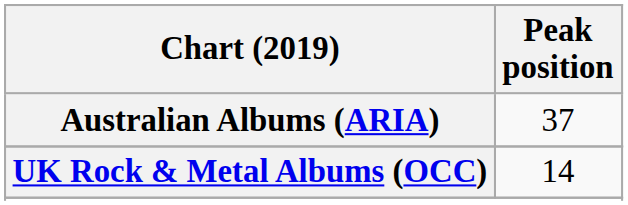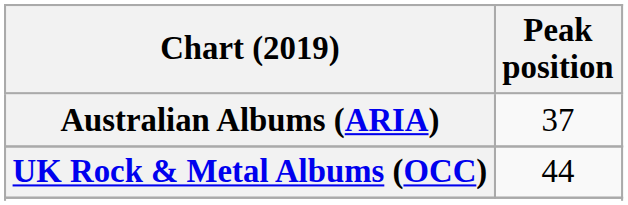(558, 171) 14 -> (558, 171) 44
